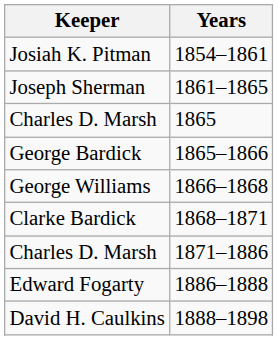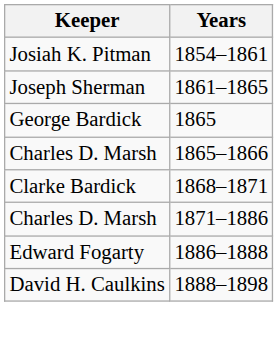(83, 119) Charles D. Marsh -> (75, 119) George Bardick
(75, 152) George Bardick -> (83, 152) Charles D. Marsh
- row: (221, 185)
